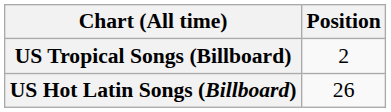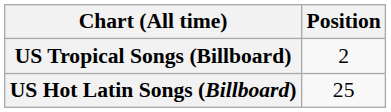(344, 90) 26 -> (344, 90) 25
